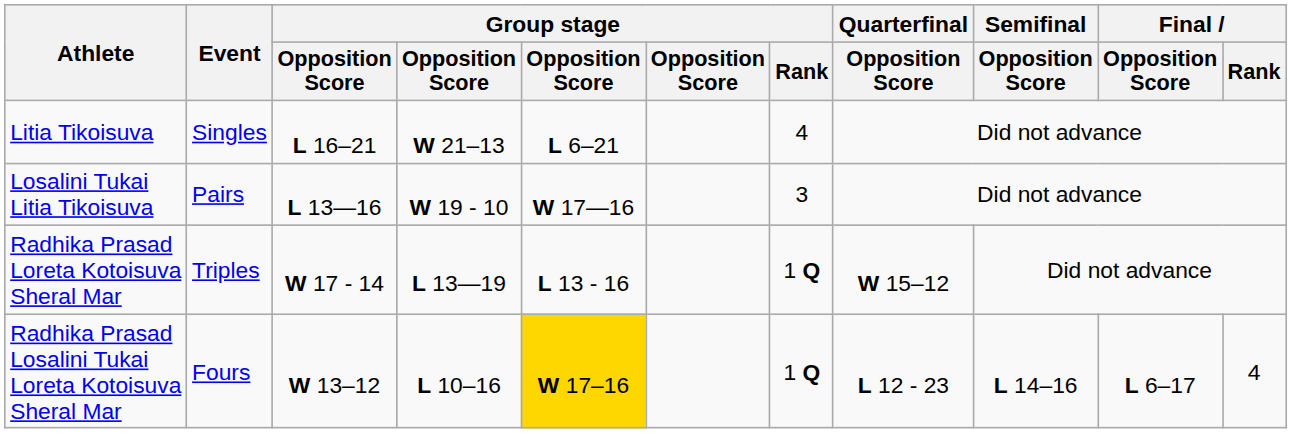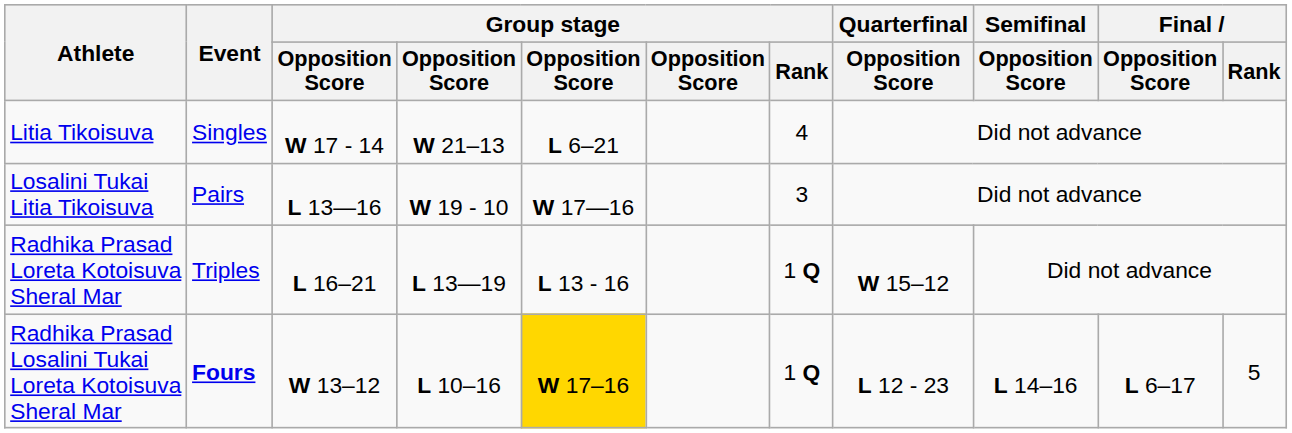(334, 145) L 16–21 -> (334, 145) W 17 - 14
(334, 283) W 17 - 14 -> (334, 283) L 16–21
(221, 371) normal -> (224, 371) bold
(1254, 371) 4 -> (1254, 371) 5
